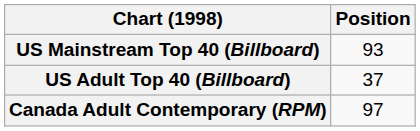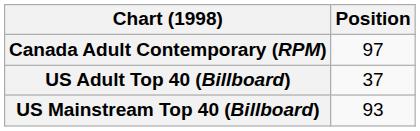rows swapped: (168, 110) <-> (168, 49)
